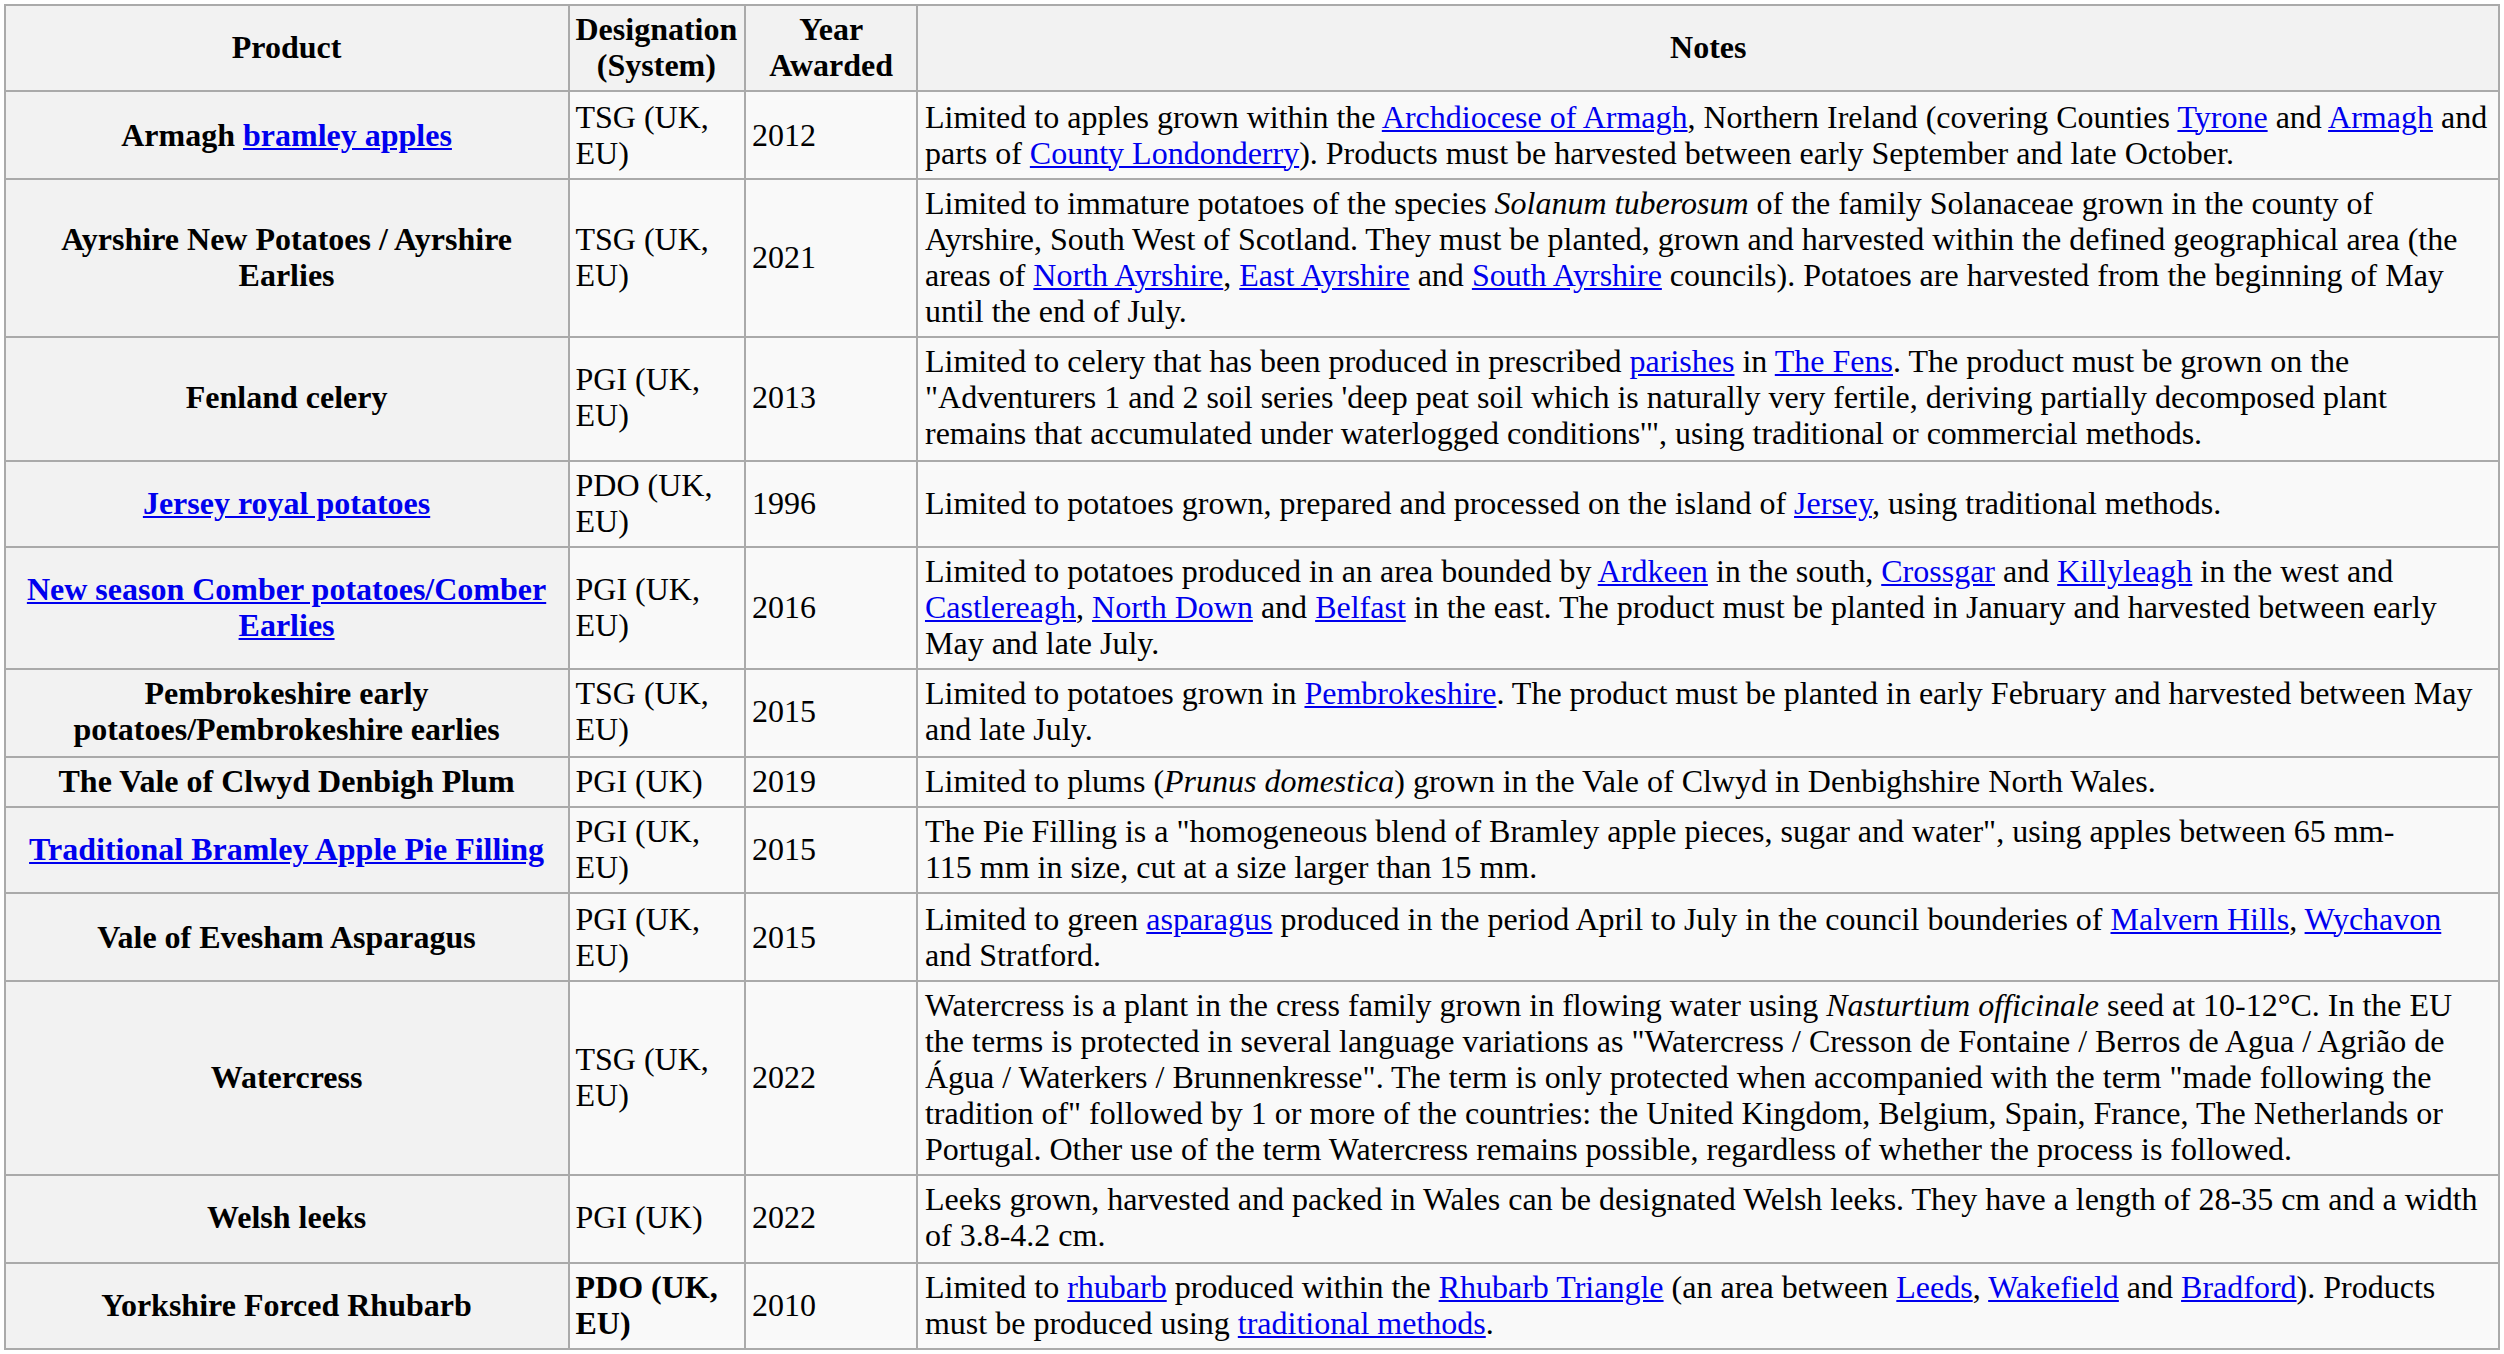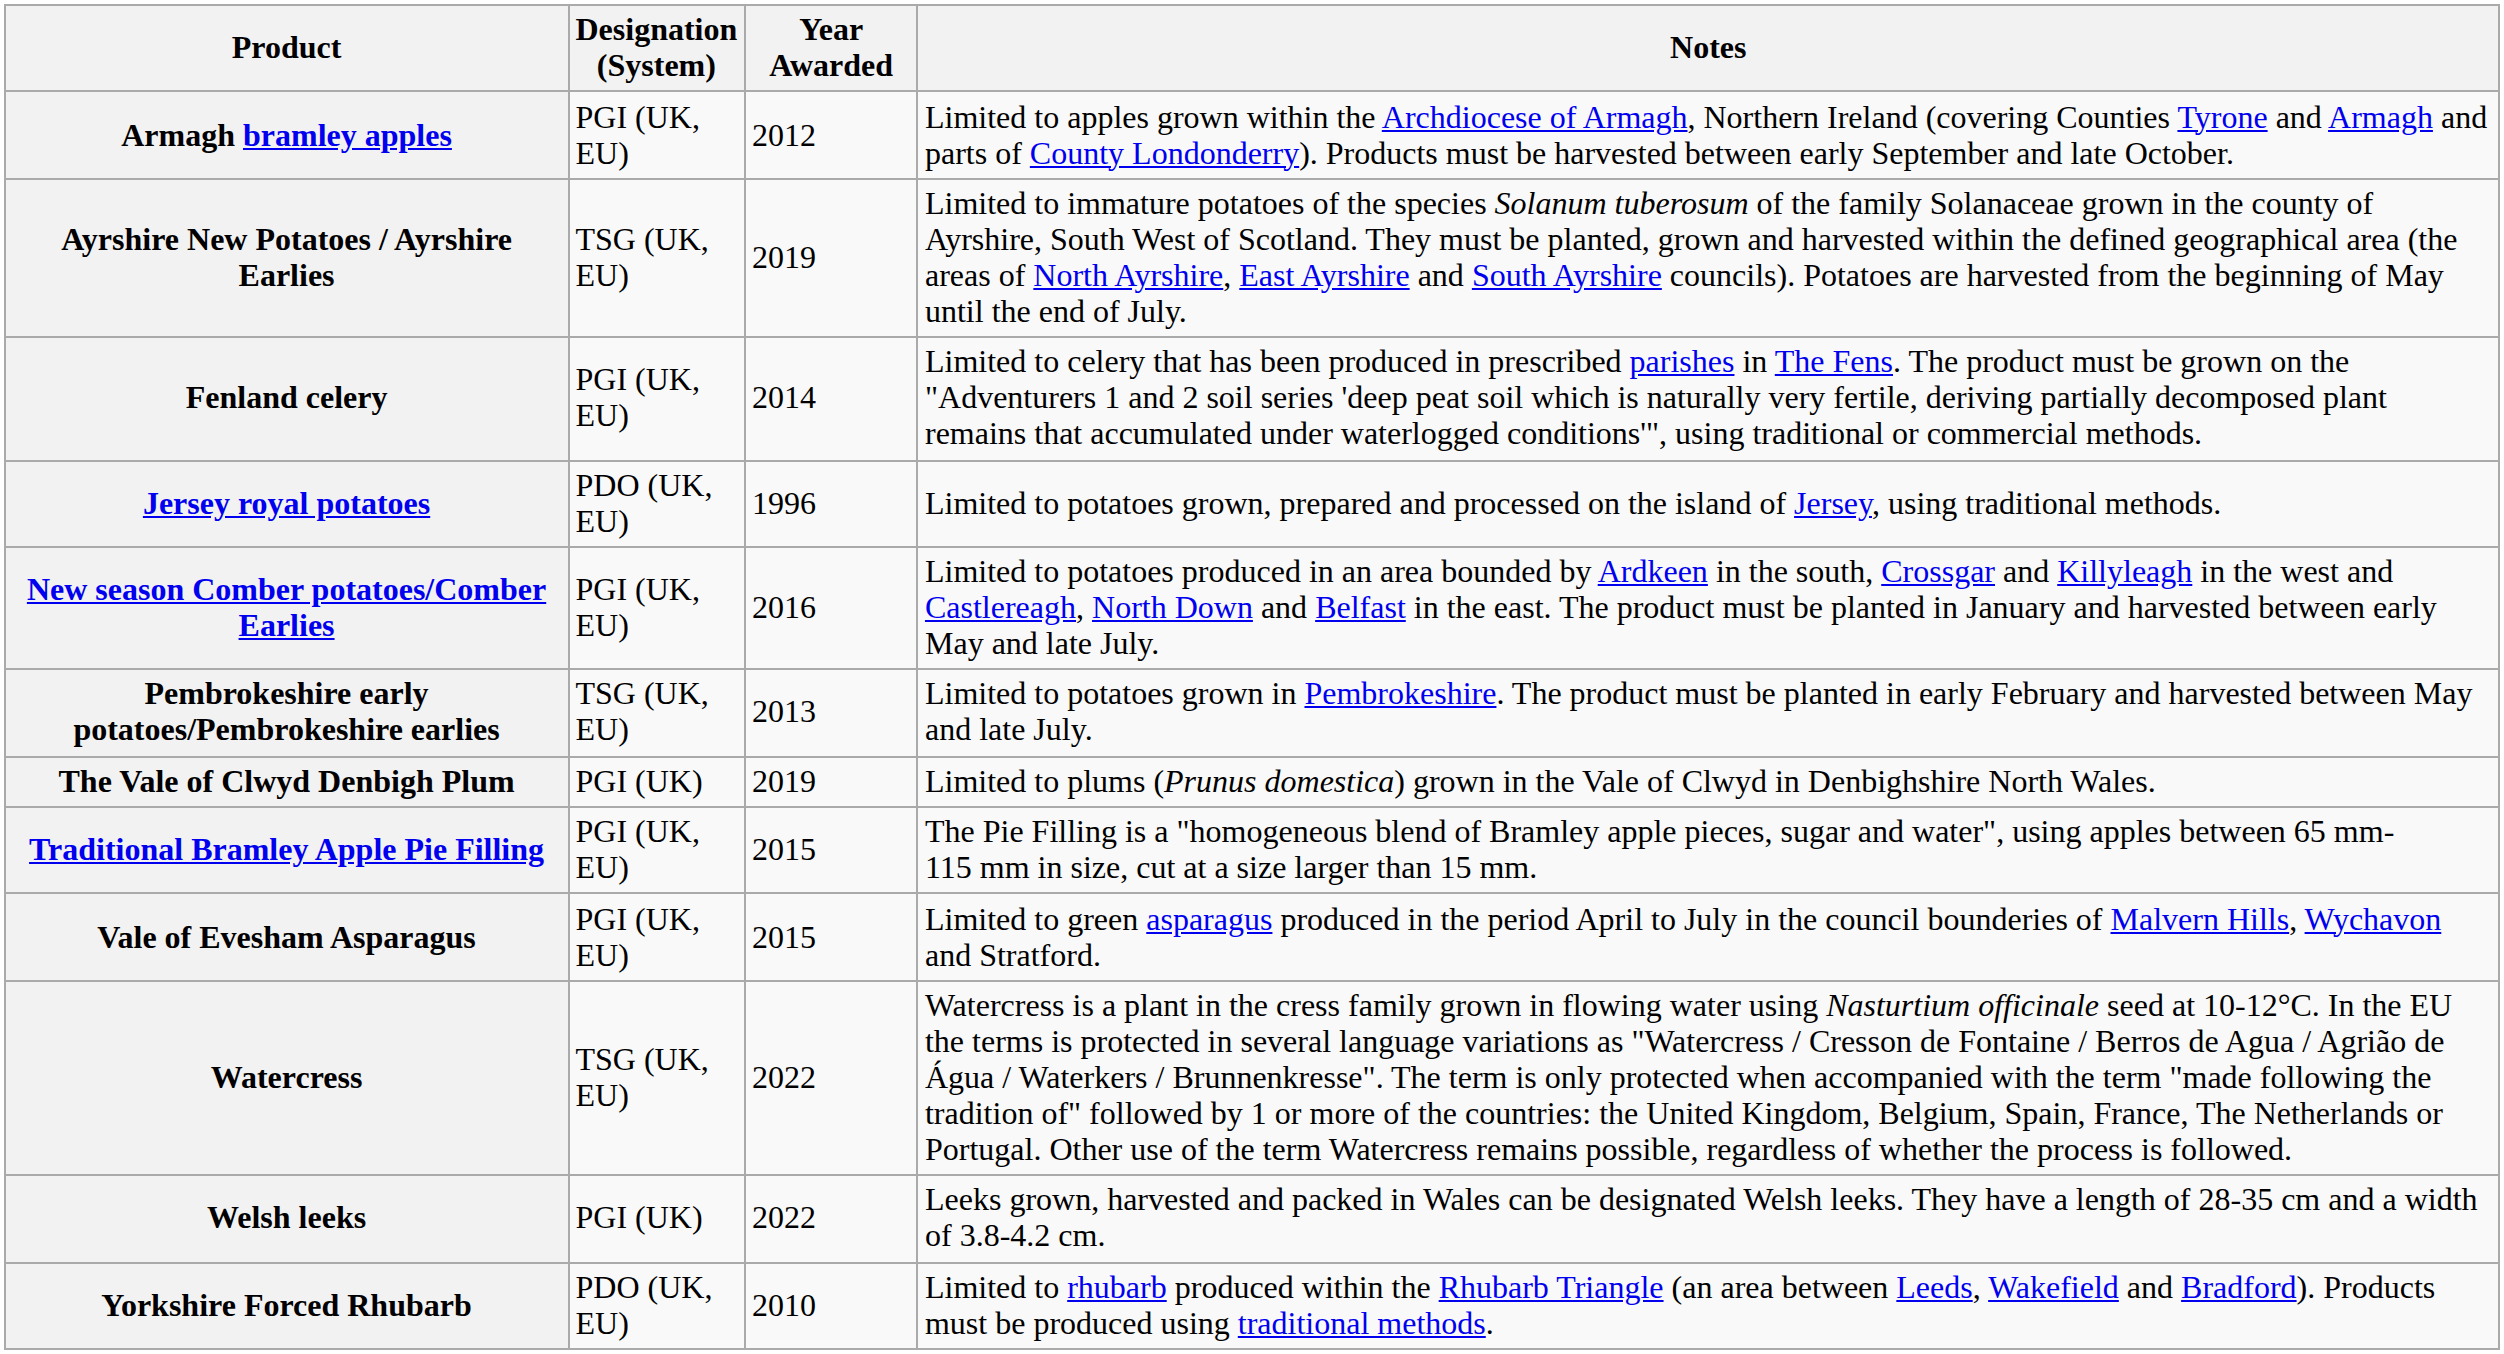(642, 134) TSG (UK, EU) -> (638, 134) PGI (UK, EU)
(784, 257) 2021 -> (784, 257) 2019
(784, 398) 2013 -> (784, 398) 2014
(784, 712) 2015 -> (784, 712) 2013
(647, 1304) bold -> (644, 1304) normal
